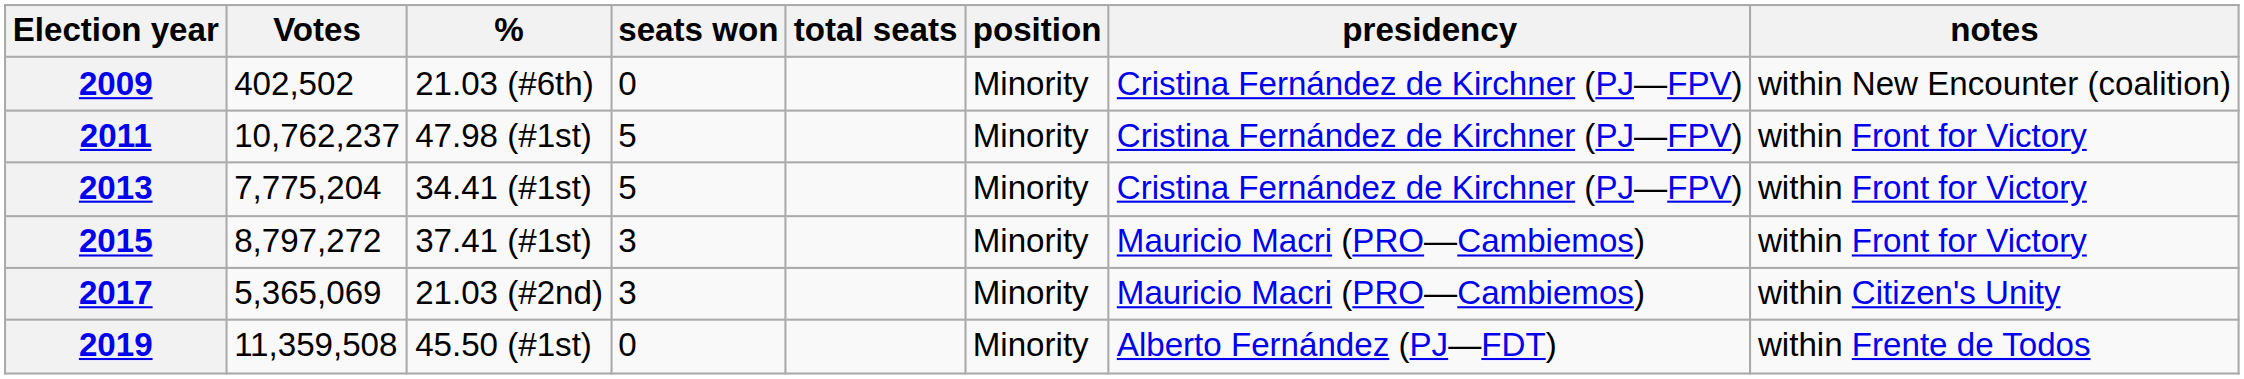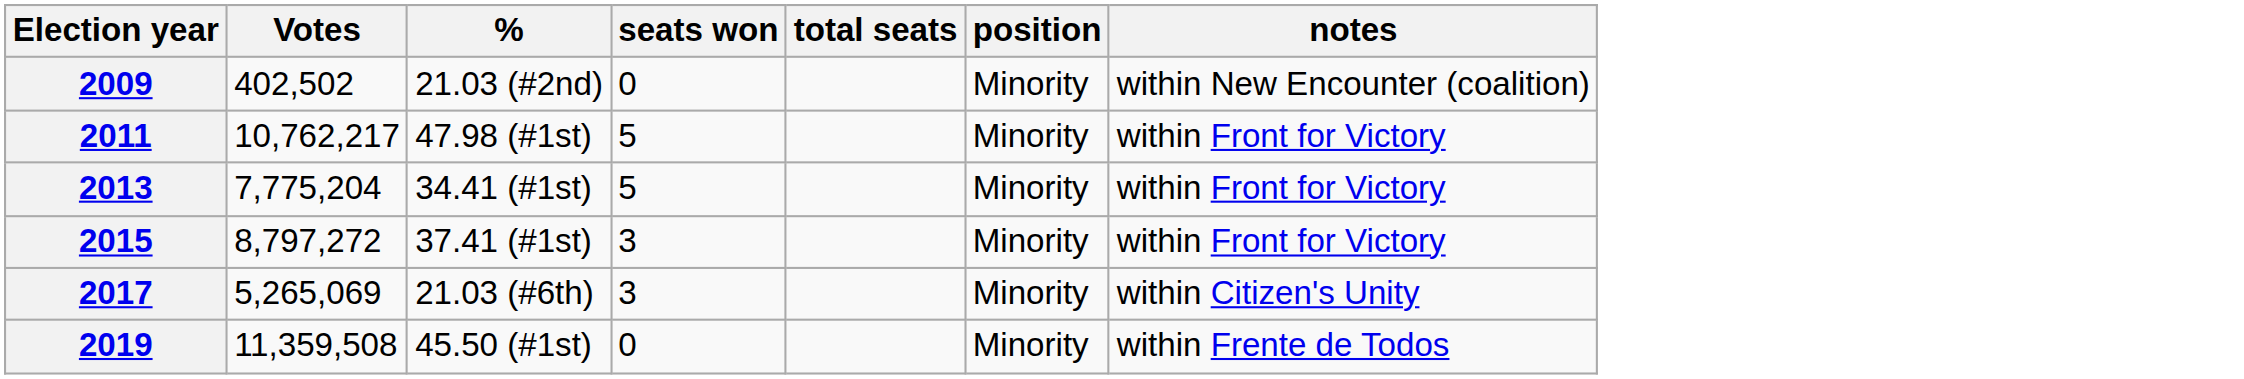- column: (1430, 30)
(504, 83) 21.03 (#6th) -> (509, 83) 21.03 (#2nd)
(317, 135) 10,762,237 -> (317, 135) 10,762,217
(308, 293) 5,365,069 -> (308, 293) 5,265,069
(509, 293) 21.03 (#2nd) -> (504, 293) 21.03 (#6th)
